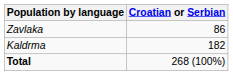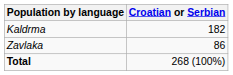rows swapped: (26, 45) <-> (25, 29)
